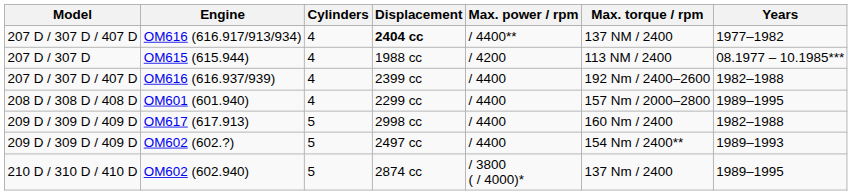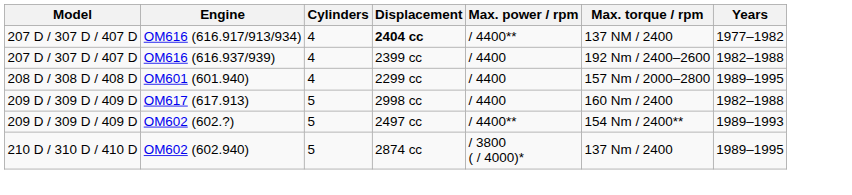- row: (196, 57)
(487, 143) / 4400 -> (493, 121) / 4400**
